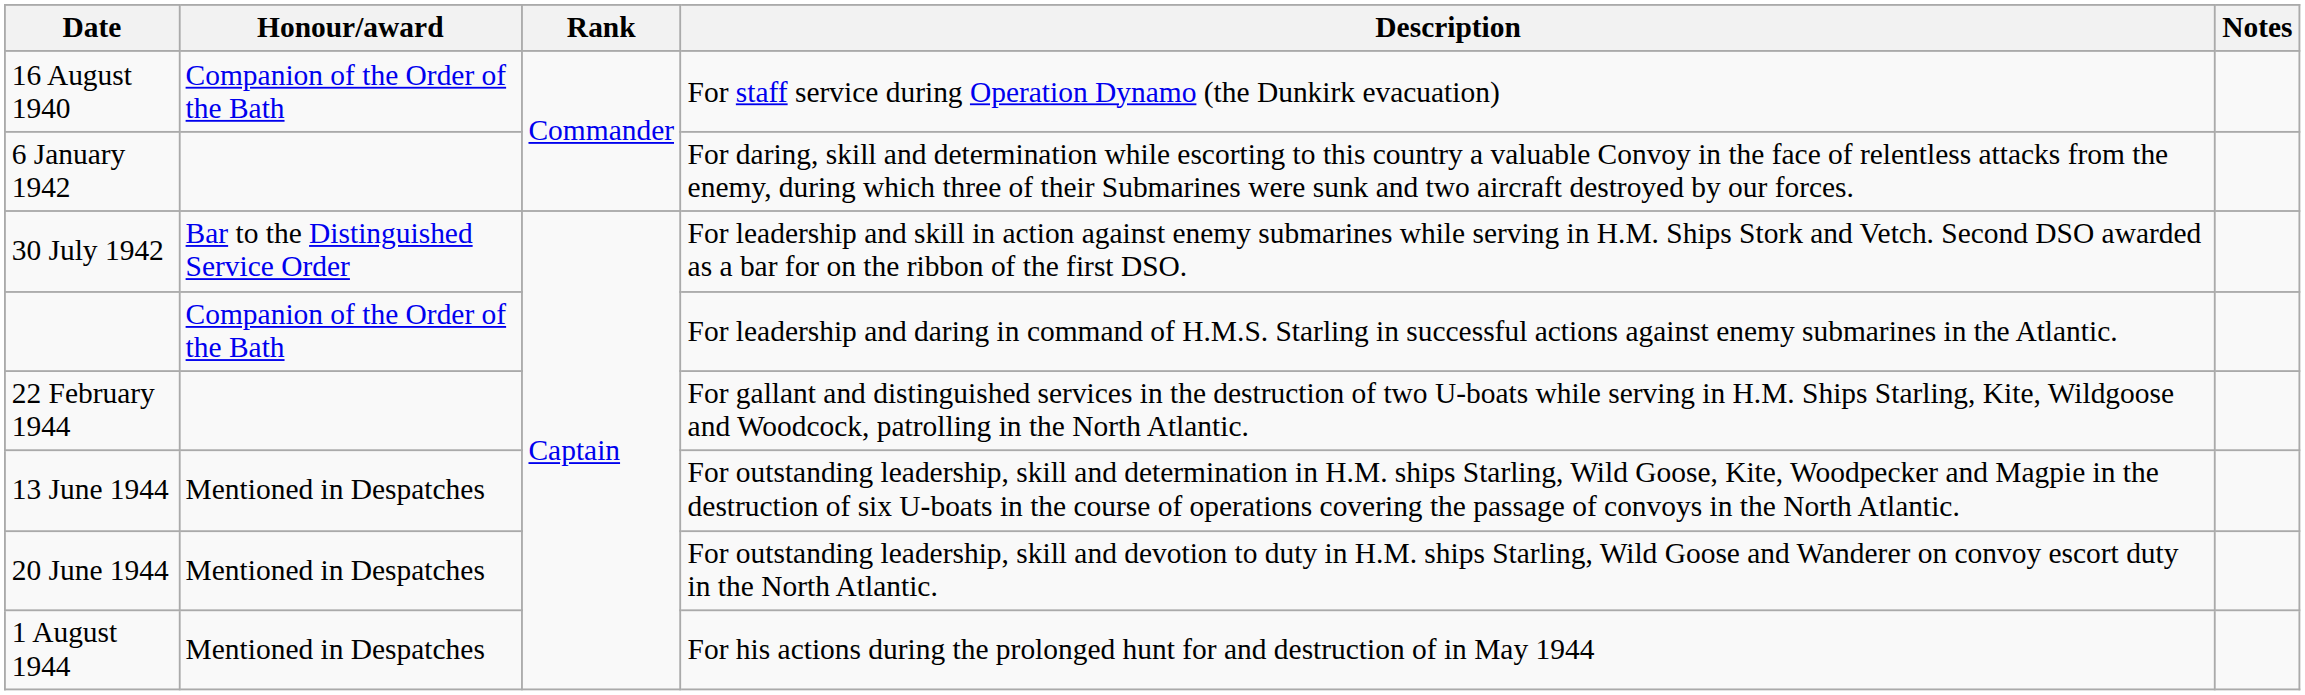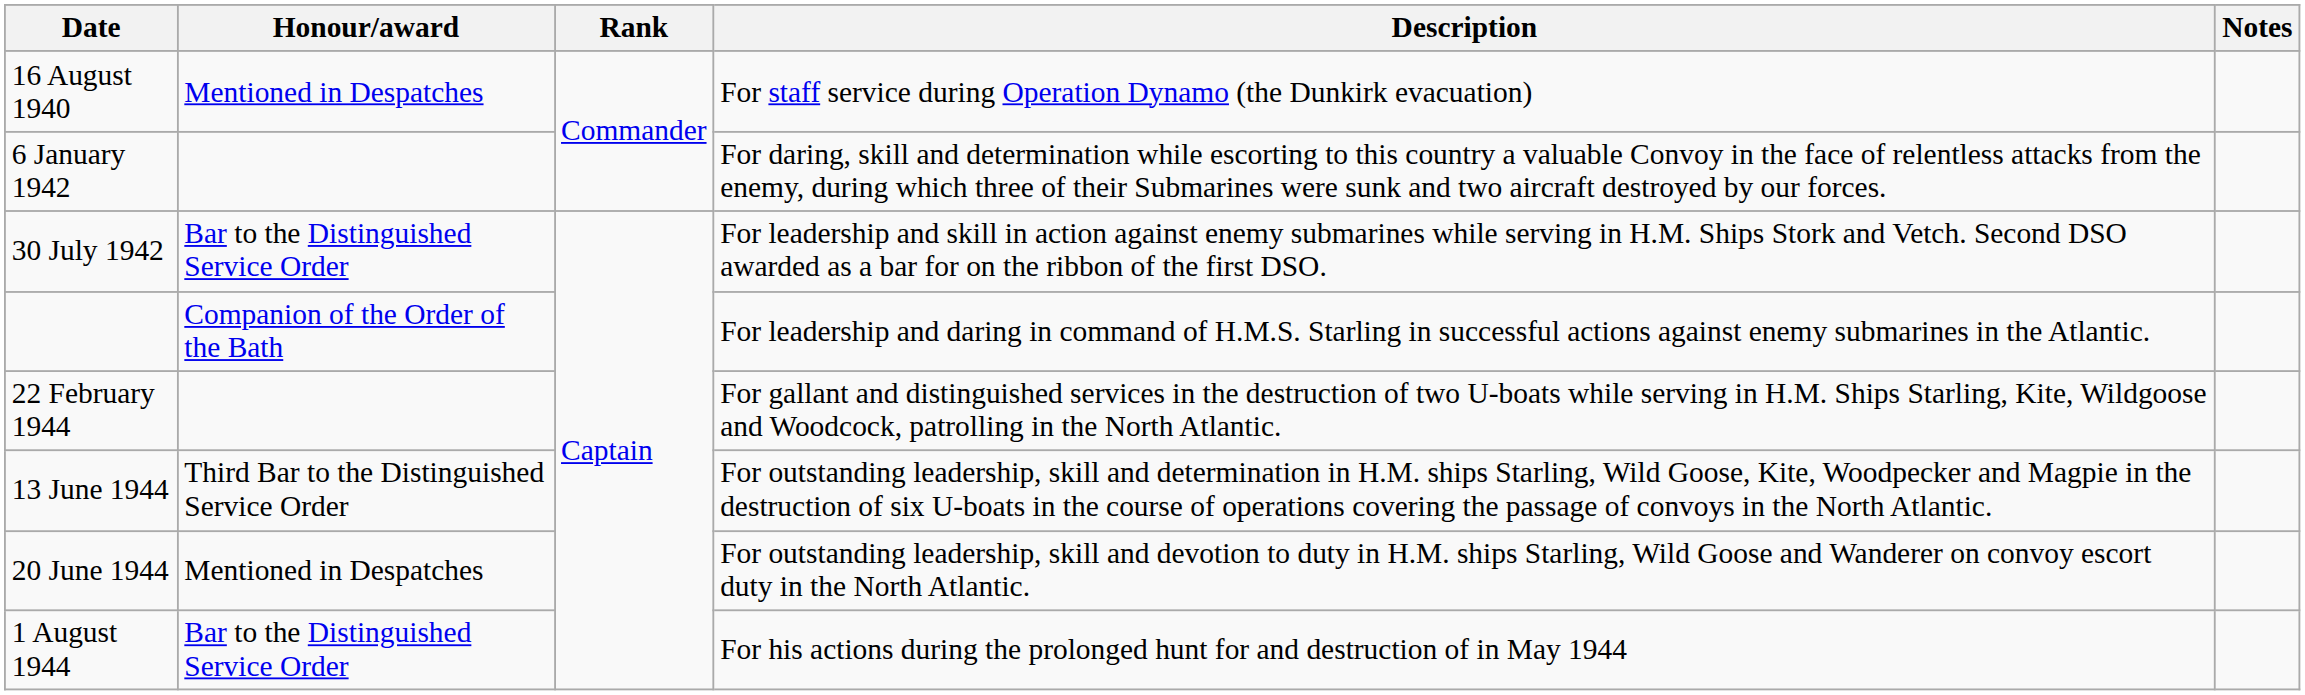(346, 91) Companion of the Order of the Bath -> (334, 91) Mentioned in Despatches
(335, 490) Mentioned in Despatches -> (364, 490) Third Bar to the Distinguished Service Order
(335, 649) Mentioned in Despatches -> (328, 649) Bar to the Distinguished Service Order
